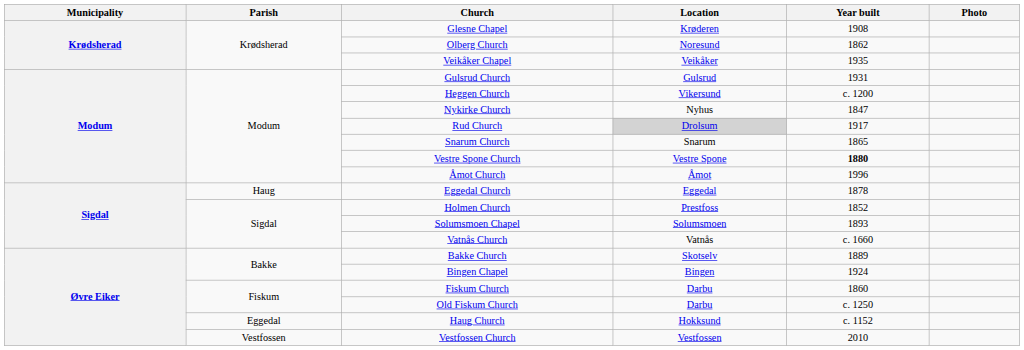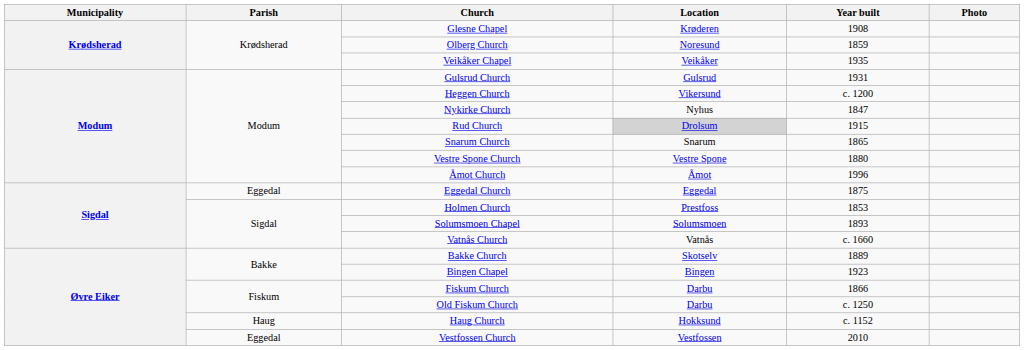(858, 45) 1862 -> (858, 45) 1859
(858, 126) 1917 -> (858, 126) 1915
(858, 158) bold -> (858, 158) normal
(264, 191) Haug -> (264, 191) Eggedal
(858, 191) 1878 -> (858, 191) 1875
(858, 207) 1852 -> (858, 207) 1853
(858, 272) 1924 -> (858, 272) 1923
(858, 288) 1860 -> (858, 288) 1866
(264, 321) Eggedal -> (264, 321) Haug
(264, 337) Vestfossen -> (264, 337) Eggedal
